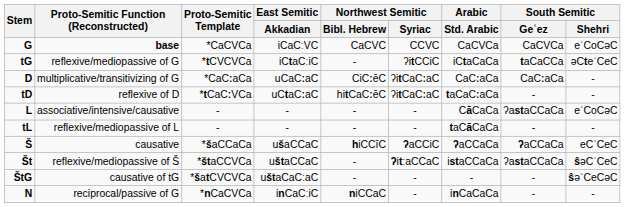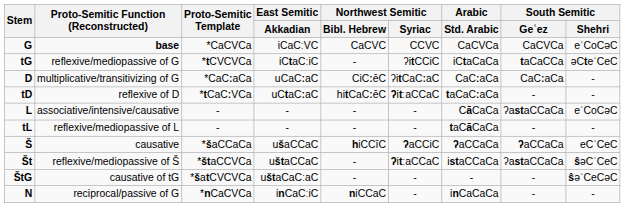(415, 95) ʔitCaCːaC -> (415, 95) ʔitːaCCaC
